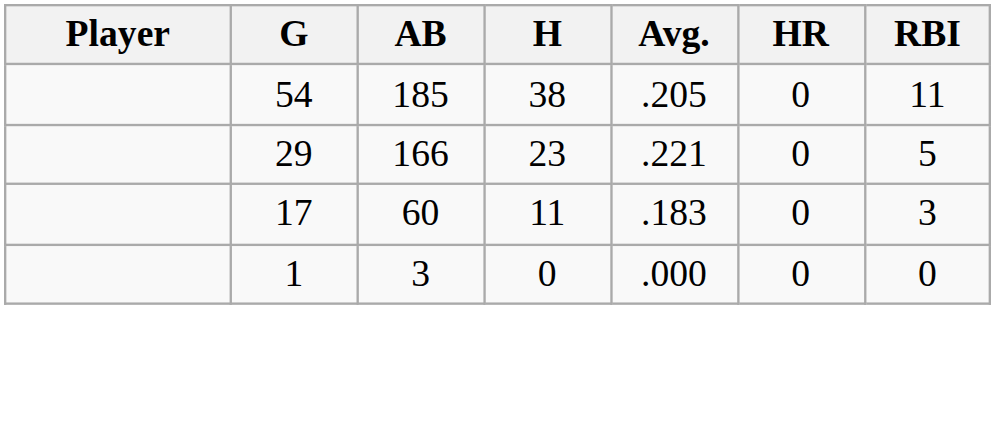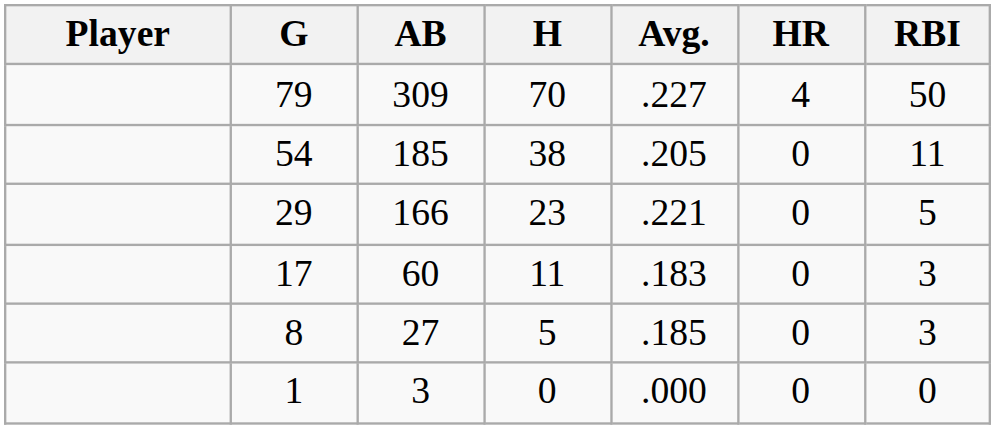+ row: (294, 93)
+ row: (294, 332)
